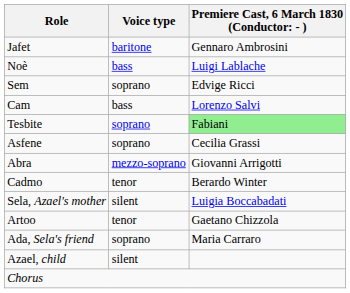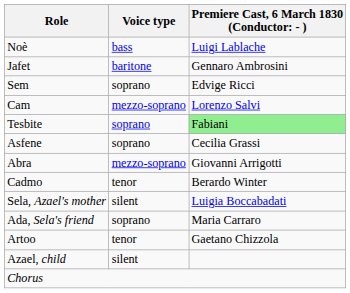rows swapped: (17, 66) <-> (19, 47)
(122, 104) bass -> (149, 104) mezzo-soprano
rows swapped: (51, 239) <-> (21, 220)
